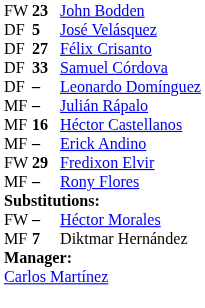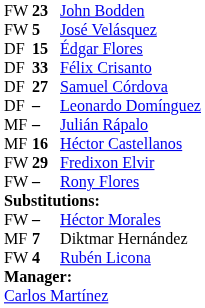(14, 29) DF -> (16, 29) FW
+ row: (101, 48)
(40, 48) 27 -> (40, 67) 33
(40, 67) 33 -> (40, 86) 27
- row: (103, 143)
(16, 181) MF -> (16, 181) FW
+ row: (105, 257)
